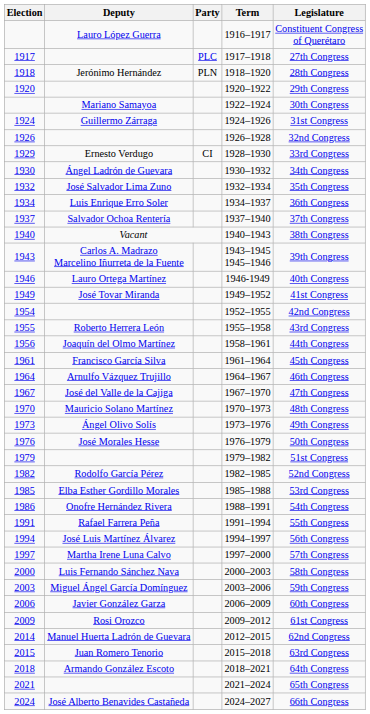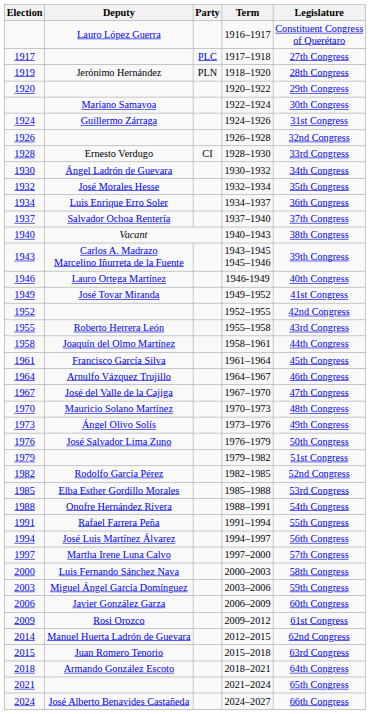(25, 72) 1918 -> (25, 72) 1919
(25, 154) 1929 -> (25, 154) 1928
(119, 186) José Salvador Lima Zuno -> (119, 186) José Morales Hesse
(25, 311) 1954 -> (25, 311) 1952
(25, 344) 1956 -> (25, 344) 1958
(119, 441) José Morales Hesse -> (119, 441) José Salvador Lima Zuno
(25, 506) 1986 -> (25, 506) 1988
